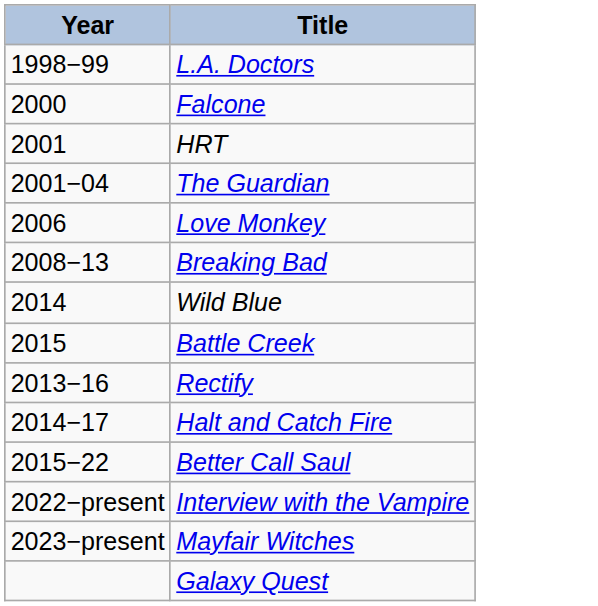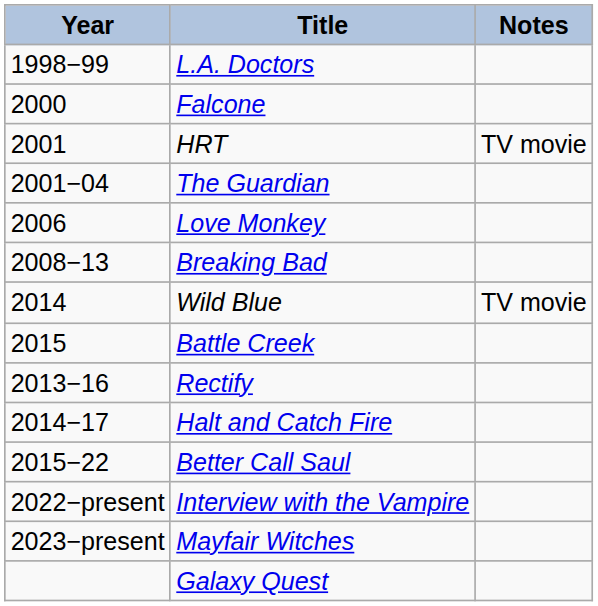+ column: (534, 25)
